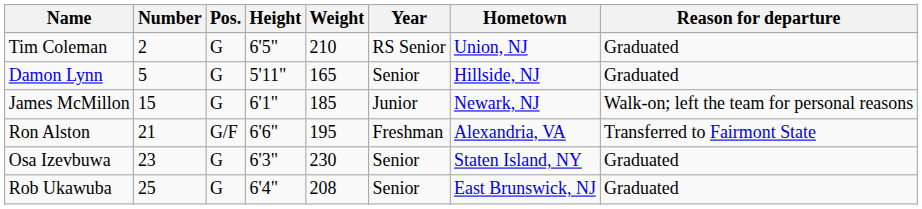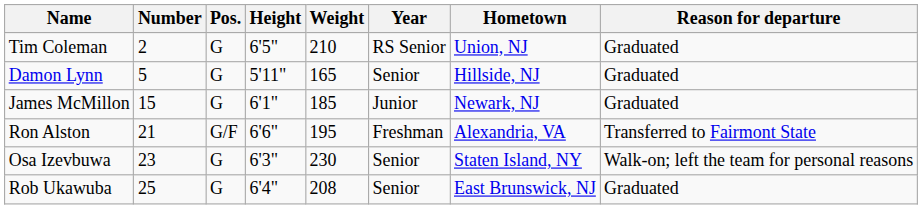(759, 103) Walk-on; left the team for personal reasons -> (641, 103) Graduated
(641, 160) Graduated -> (759, 160) Walk-on; left the team for personal reasons
